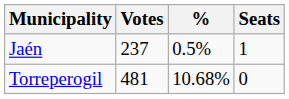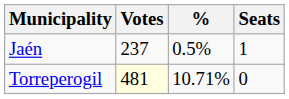(135, 78) no background -> (135, 78) lightyellow background
(201, 78) 10.68% -> (201, 78) 10.71%
